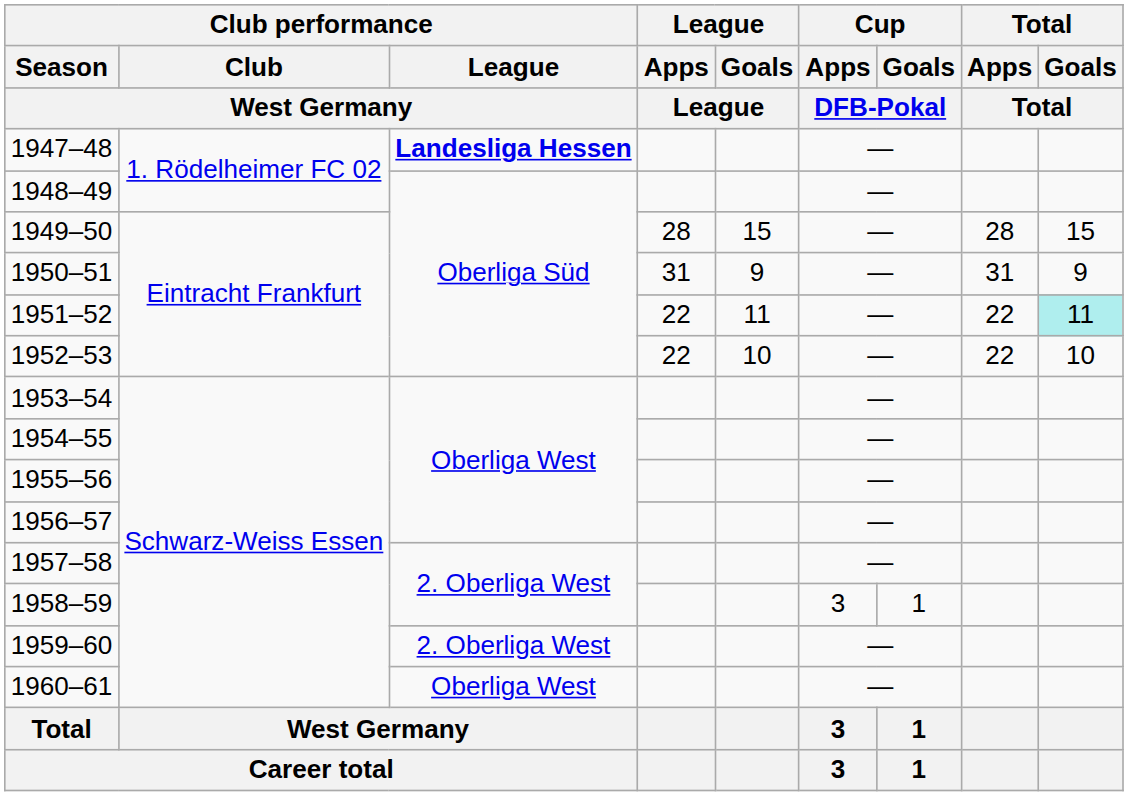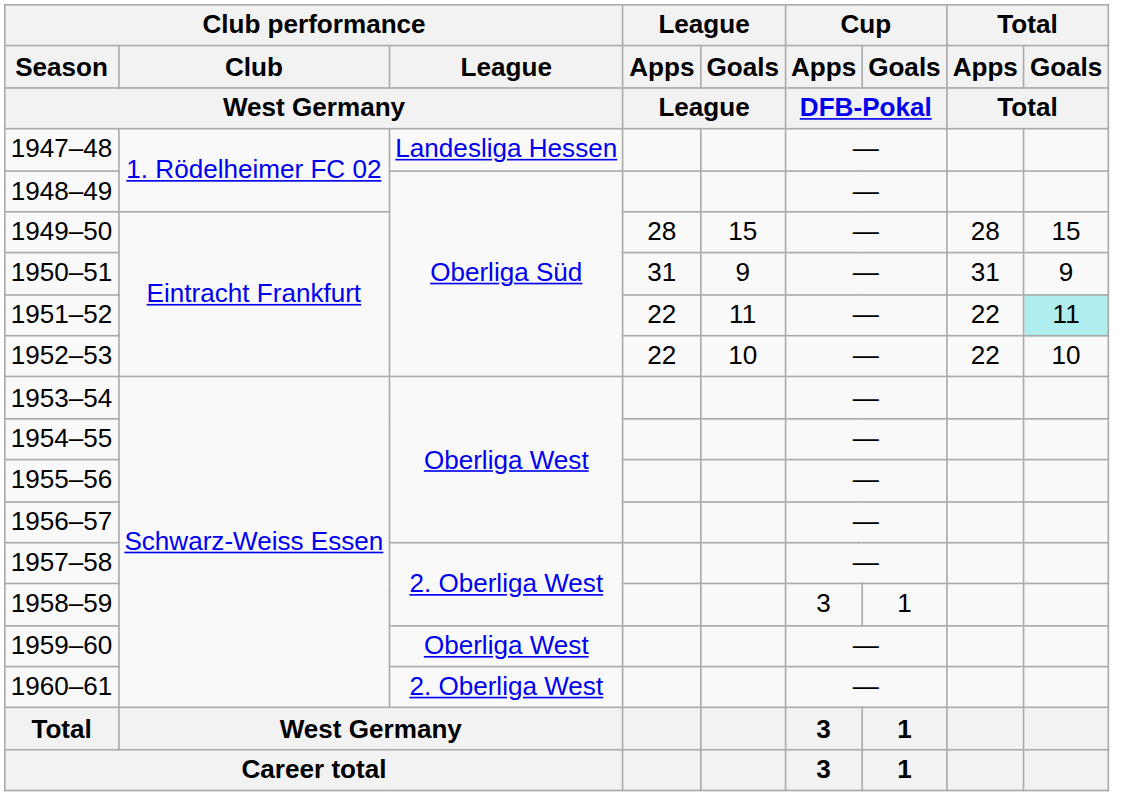(513, 149) bold -> (506, 149) normal
(513, 645) 2. Oberliga West -> (506, 645) Oberliga West
(513, 686) Oberliga West -> (506, 686) 2. Oberliga West
